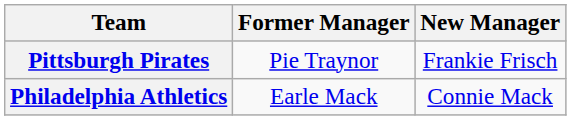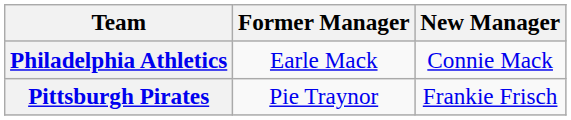rows swapped: (119, 96) <-> (119, 59)
